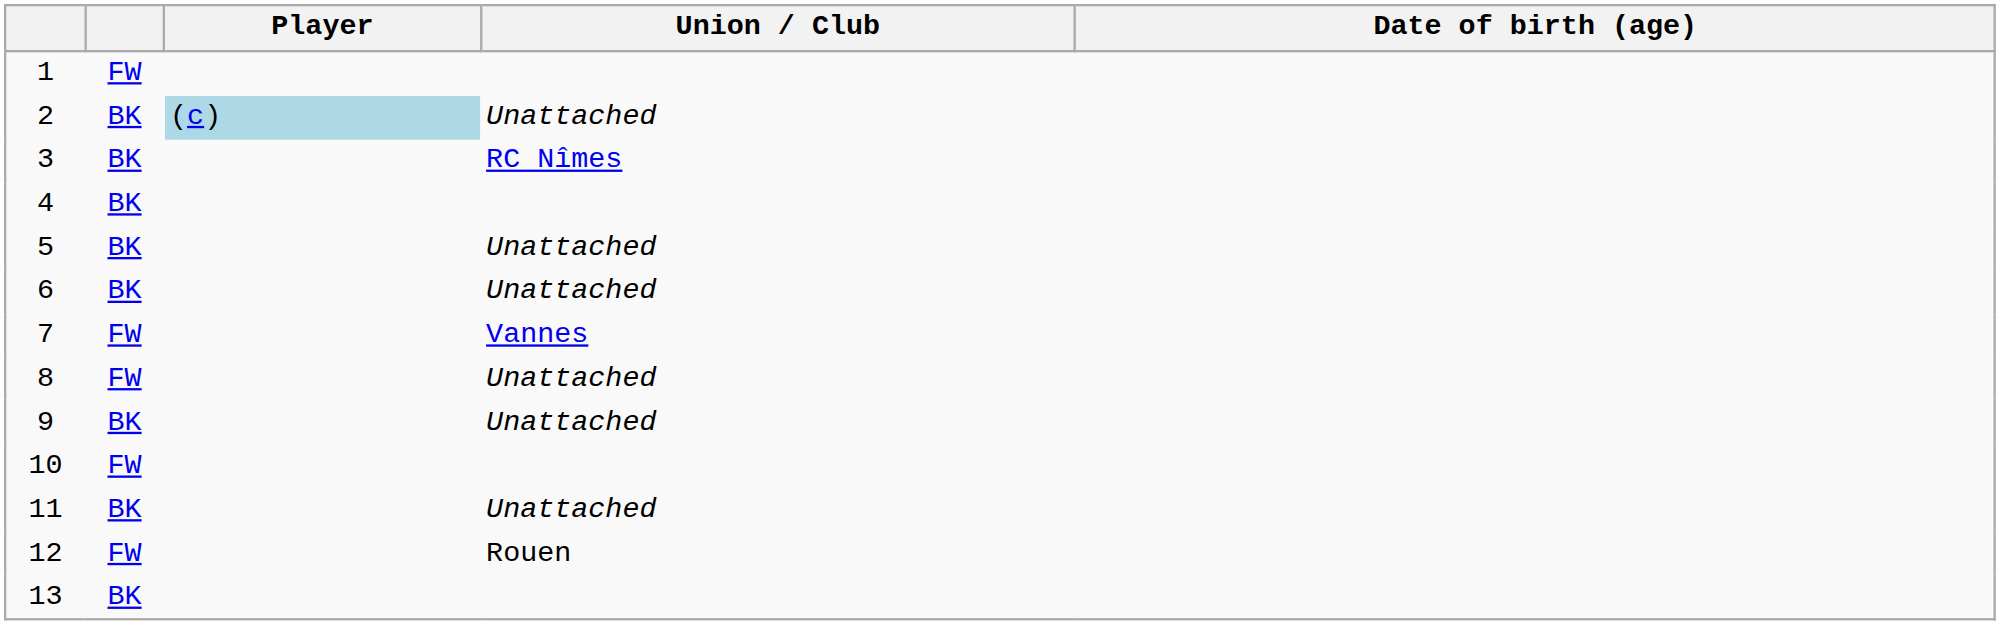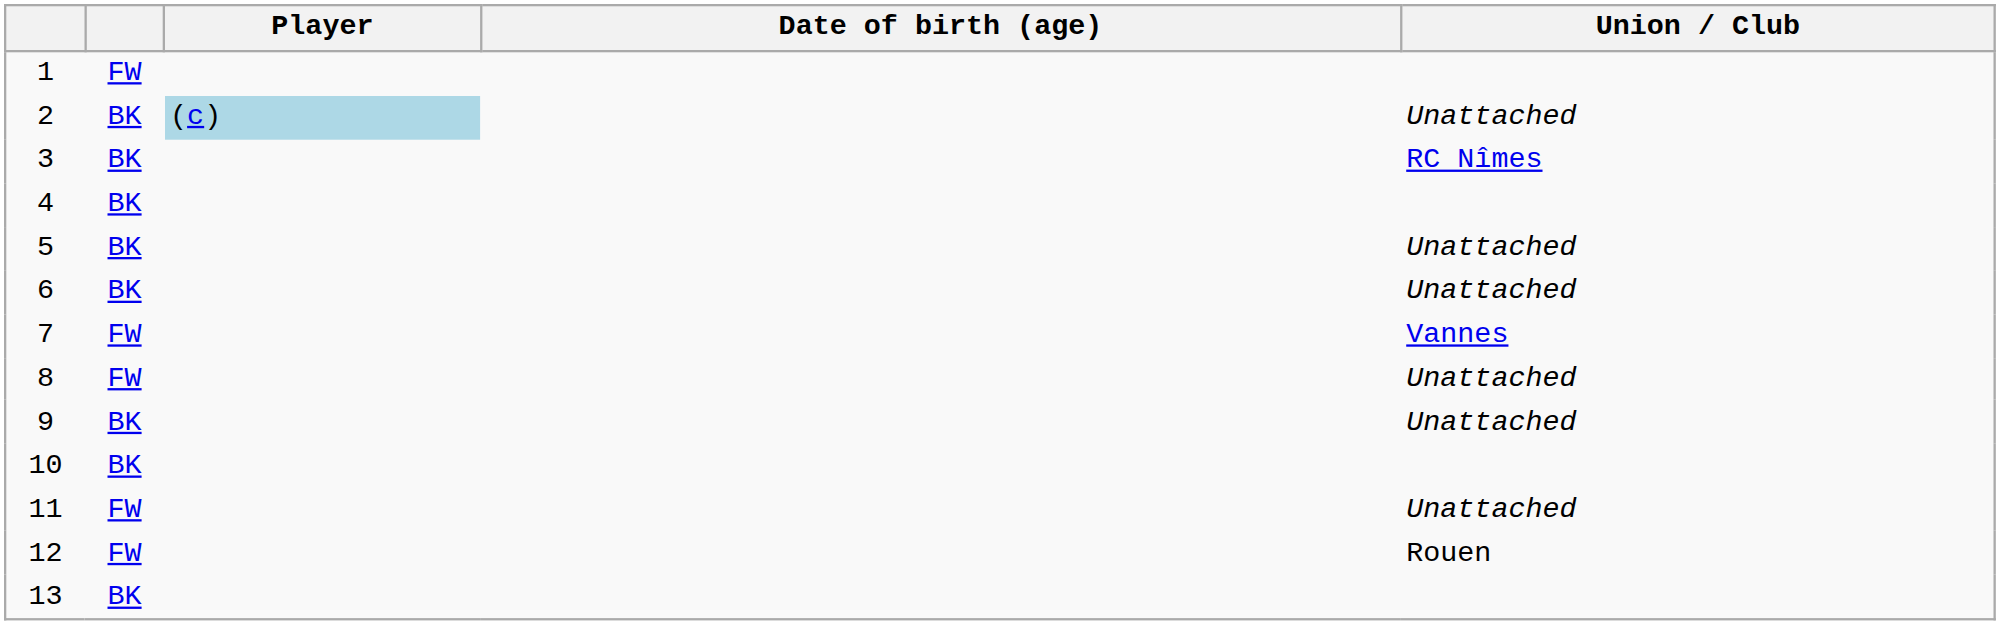columns swapped: (1535, 28) <-> (778, 28)
(125, 466) FW -> (125, 466) BK
(125, 510) BK -> (125, 510) FW
